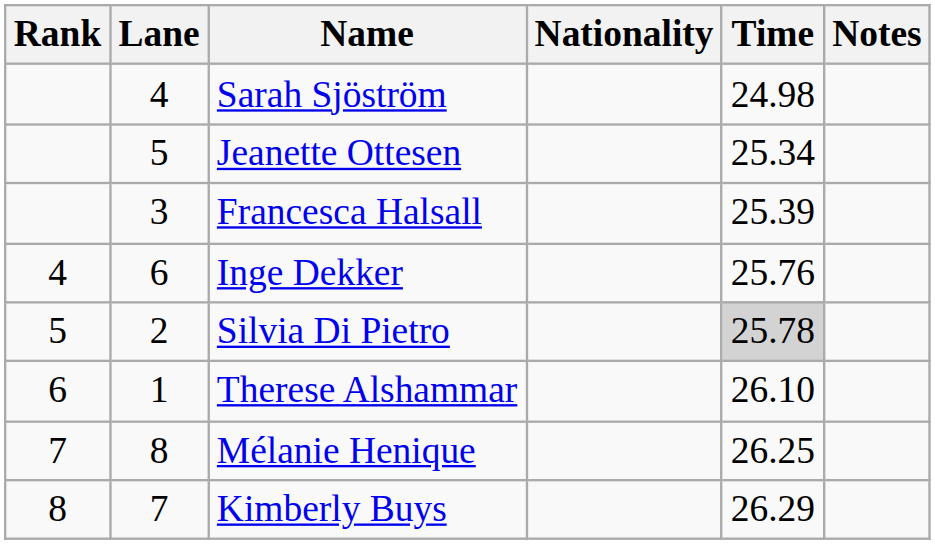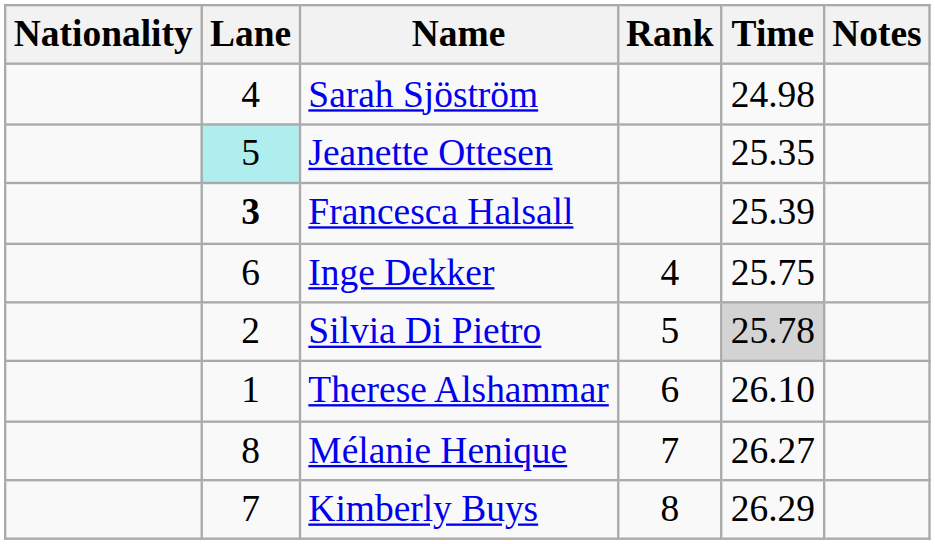columns swapped: (58, 34) <-> (624, 34)
(159, 152) no background -> (251, 152) paleturquoise background
(773, 152) 25.34 -> (773, 152) 25.35
(159, 212) normal -> (251, 212) bold
(773, 271) 25.76 -> (773, 271) 25.75
(773, 449) 26.25 -> (773, 449) 26.27
